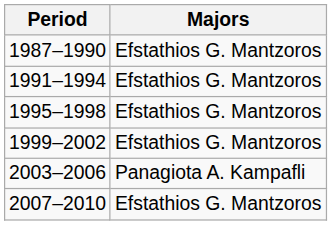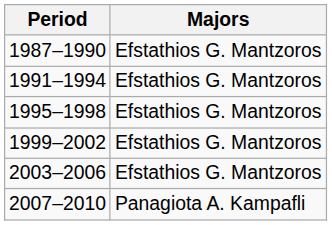(210, 173) Panagiota A. Kampafli -> (218, 173) Efstathios G. Mantzoros
(218, 204) Efstathios G. Mantzoros -> (210, 204) Panagiota A. Kampafli
